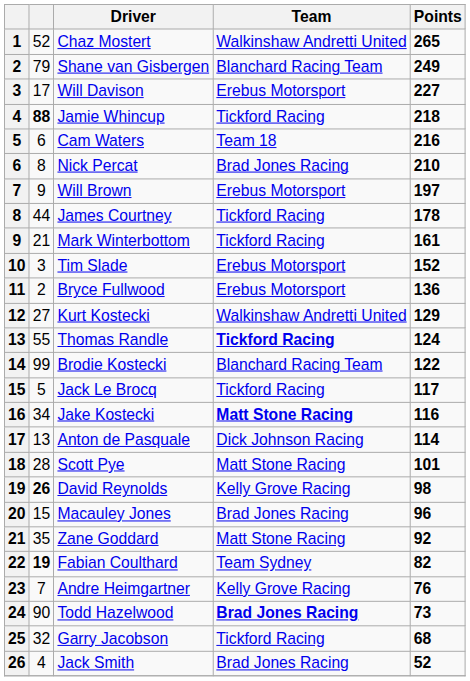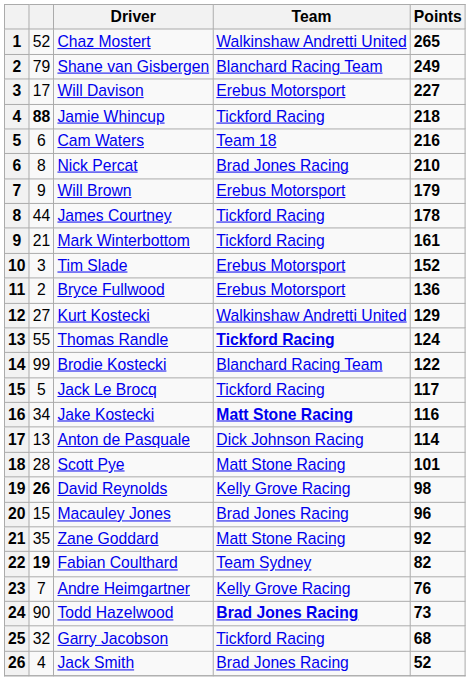(427, 191) 197 -> (427, 191) 179
